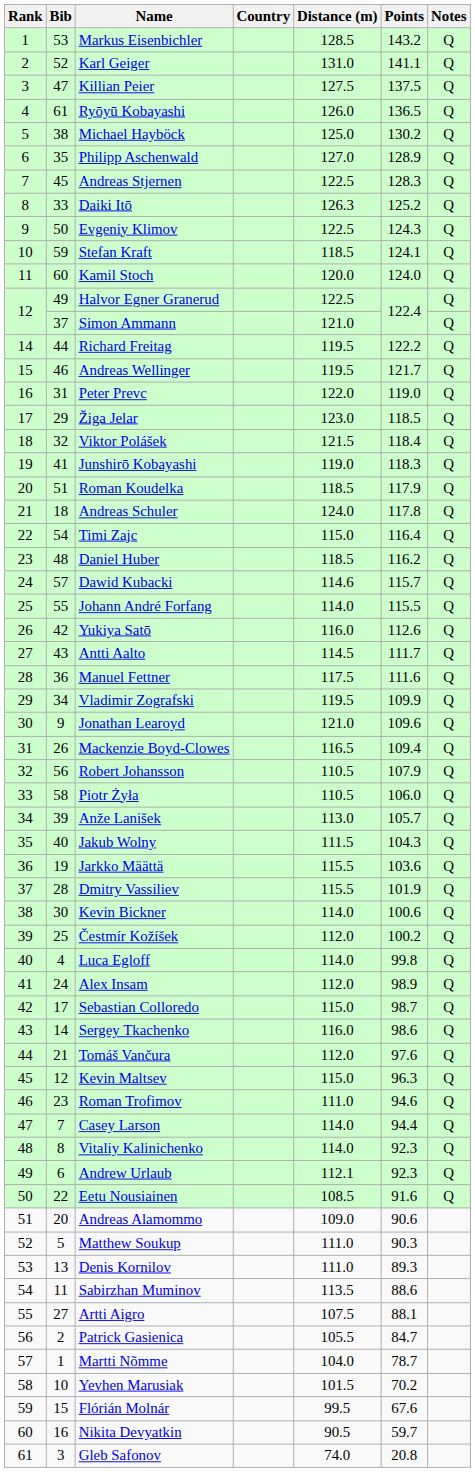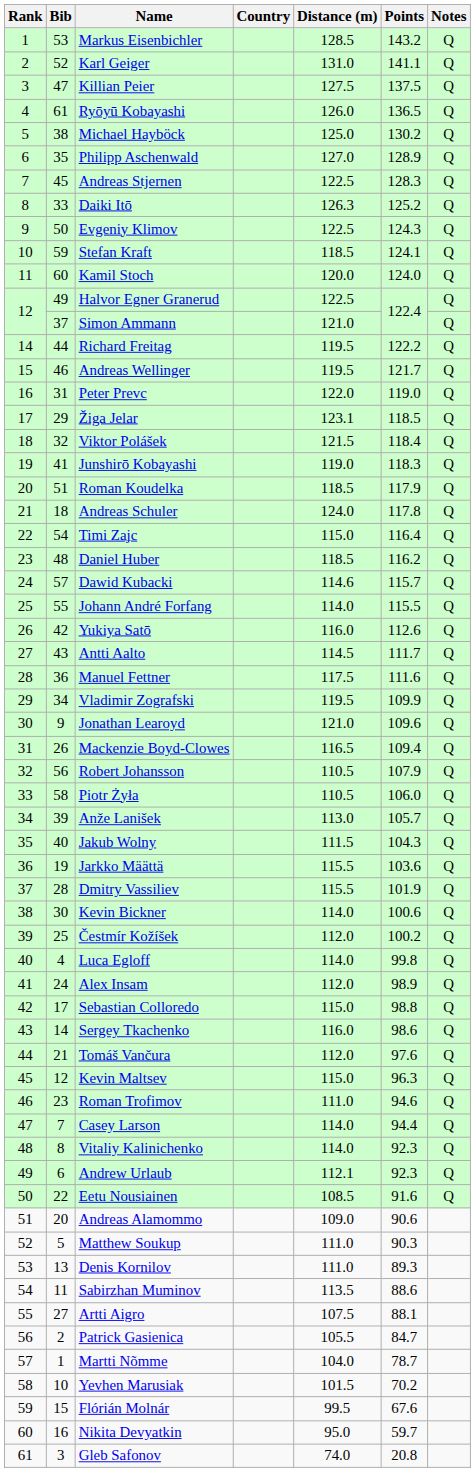(337, 417) 123.0 -> (337, 417) 123.1
(404, 1007) 98.7 -> (404, 1007) 98.8
(337, 1432) 90.5 -> (337, 1432) 95.0
